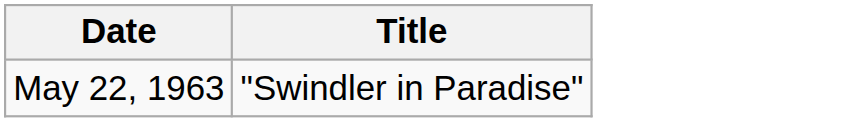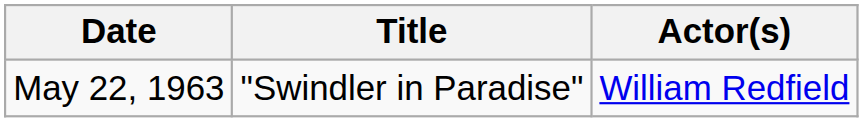+ column: (724, 32)
